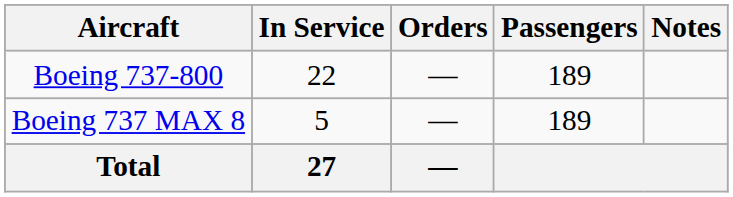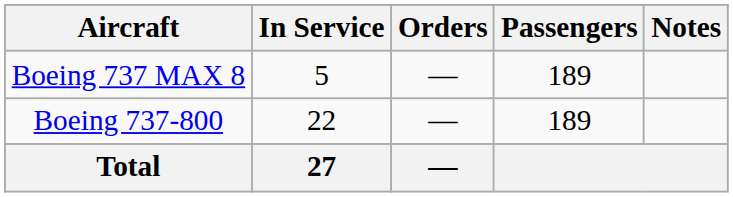rows swapped: (128, 74) <-> (128, 120)
